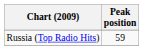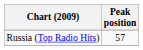(120, 38) 59 -> (120, 38) 57
